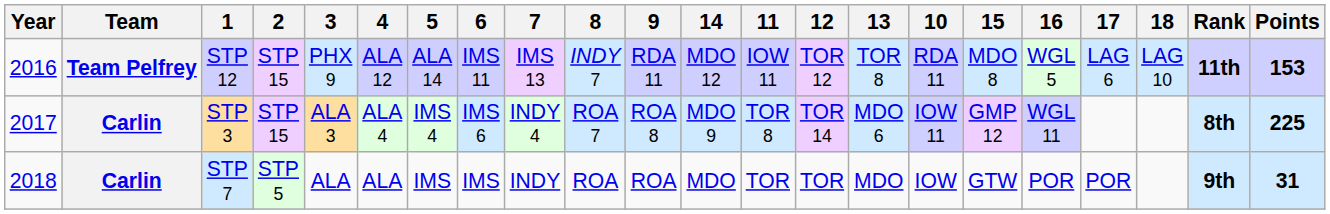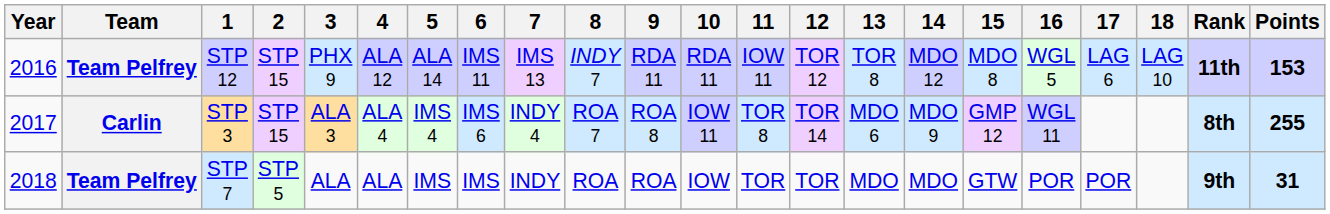columns swapped: (936, 22) <-> (711, 22)
(1287, 124) 225 -> (1287, 124) 255
(132, 181) Carlin -> (132, 181) Team Pelfrey
